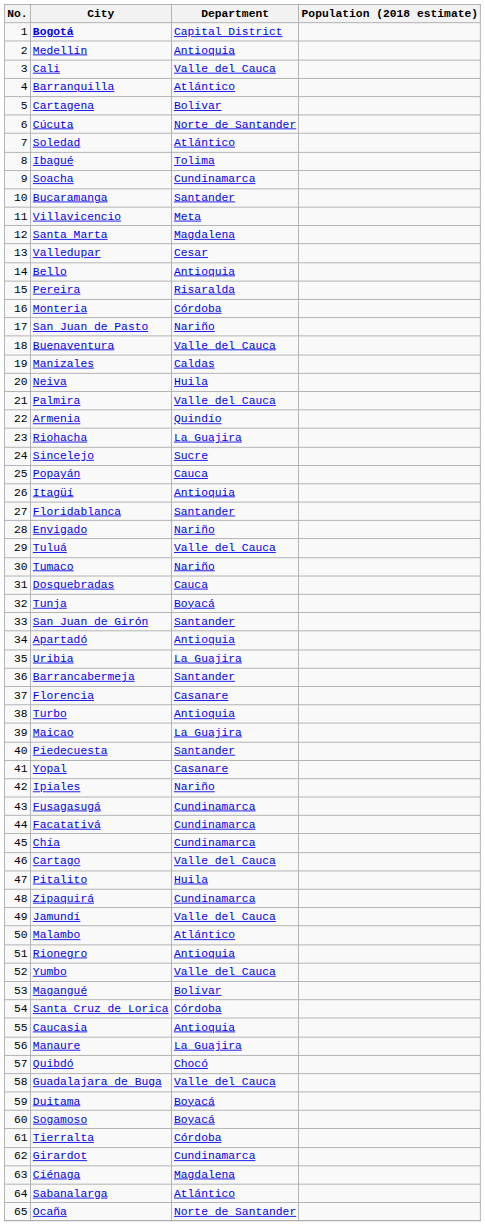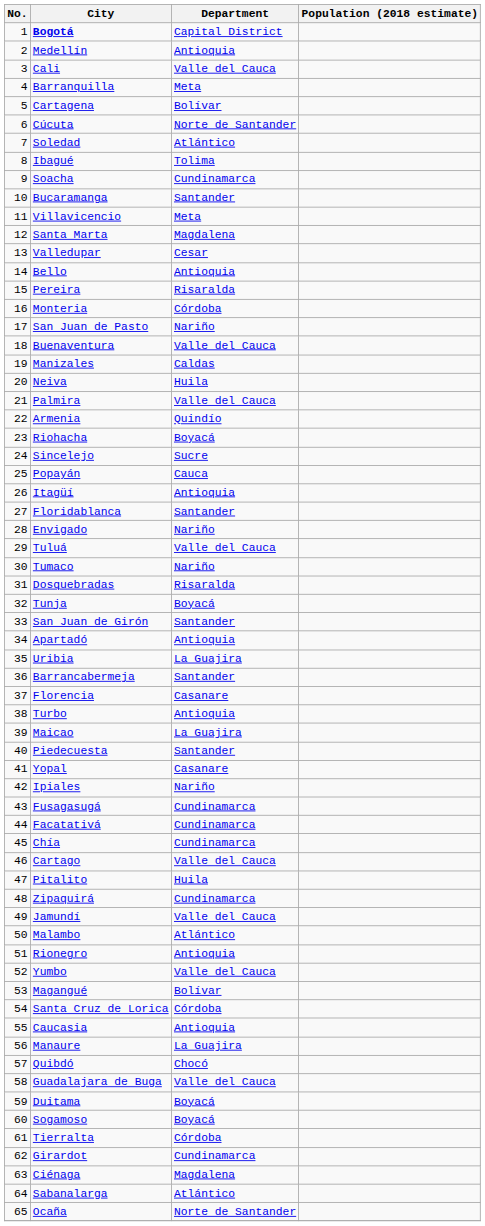(205, 87) Atlántico -> (188, 87) Meta
(208, 438) La Guajira -> (194, 438) Boyacá
(191, 585) Cauca -> (205, 585) Risaralda
